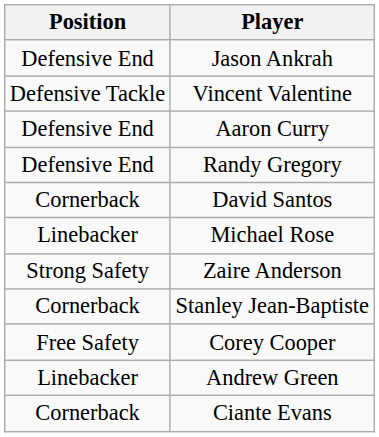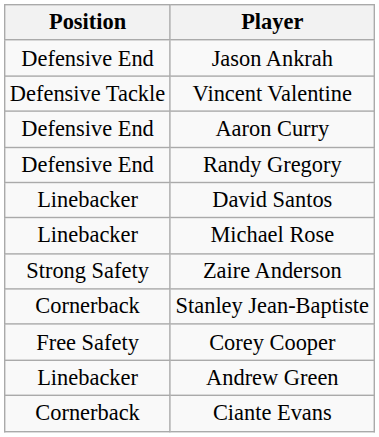(88, 199) Cornerback -> (88, 199) Linebacker
